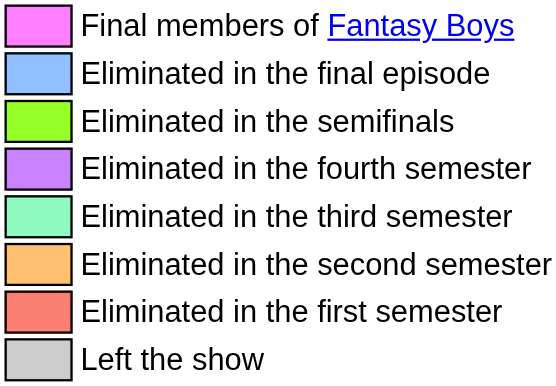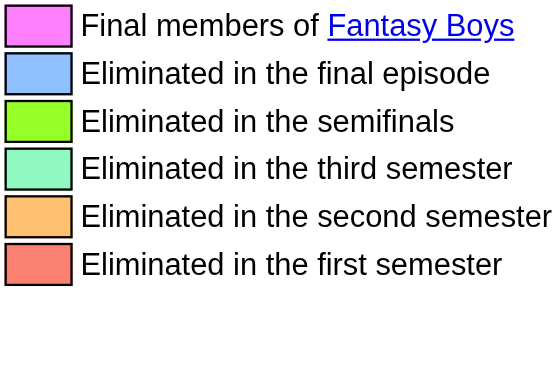- row: (306, 169)
- row: (172, 360)
